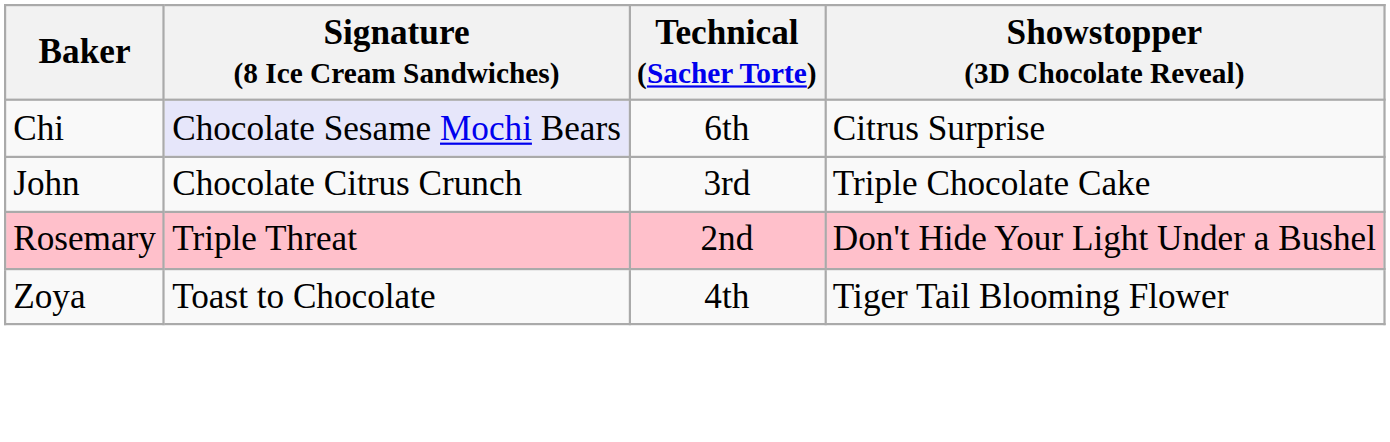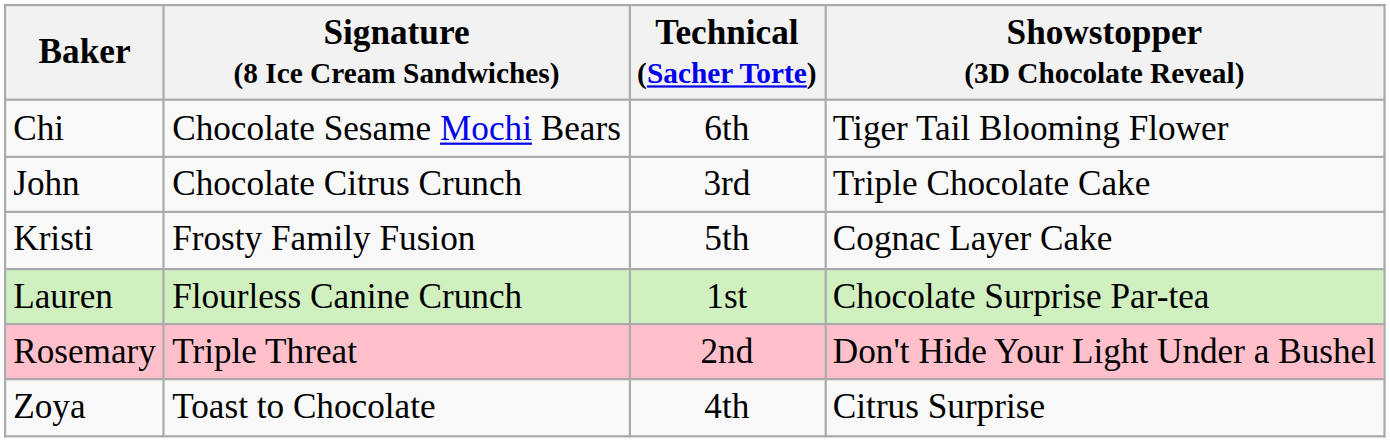(397, 127) lavender background -> (397, 127) no background
(939, 127) Citrus Surprise -> (1031, 127) Tiger Tail Blooming Flower
+ row: (53, 239)
+ row: (63, 295)
(1031, 295) Tiger Tail Blooming Flower -> (939, 406) Citrus Surprise
